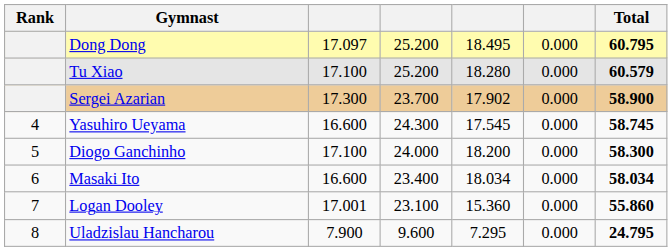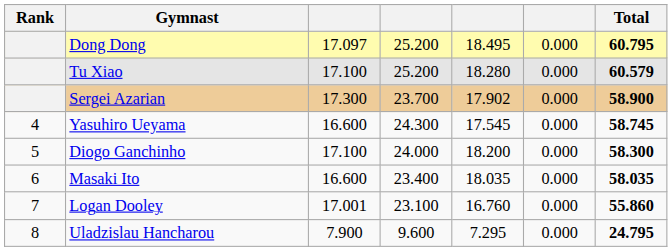(488, 178) 18.034 -> (488, 178) 18.035
(631, 178) 58.034 -> (631, 178) 58.035
(488, 205) 15.360 -> (488, 205) 16.760
